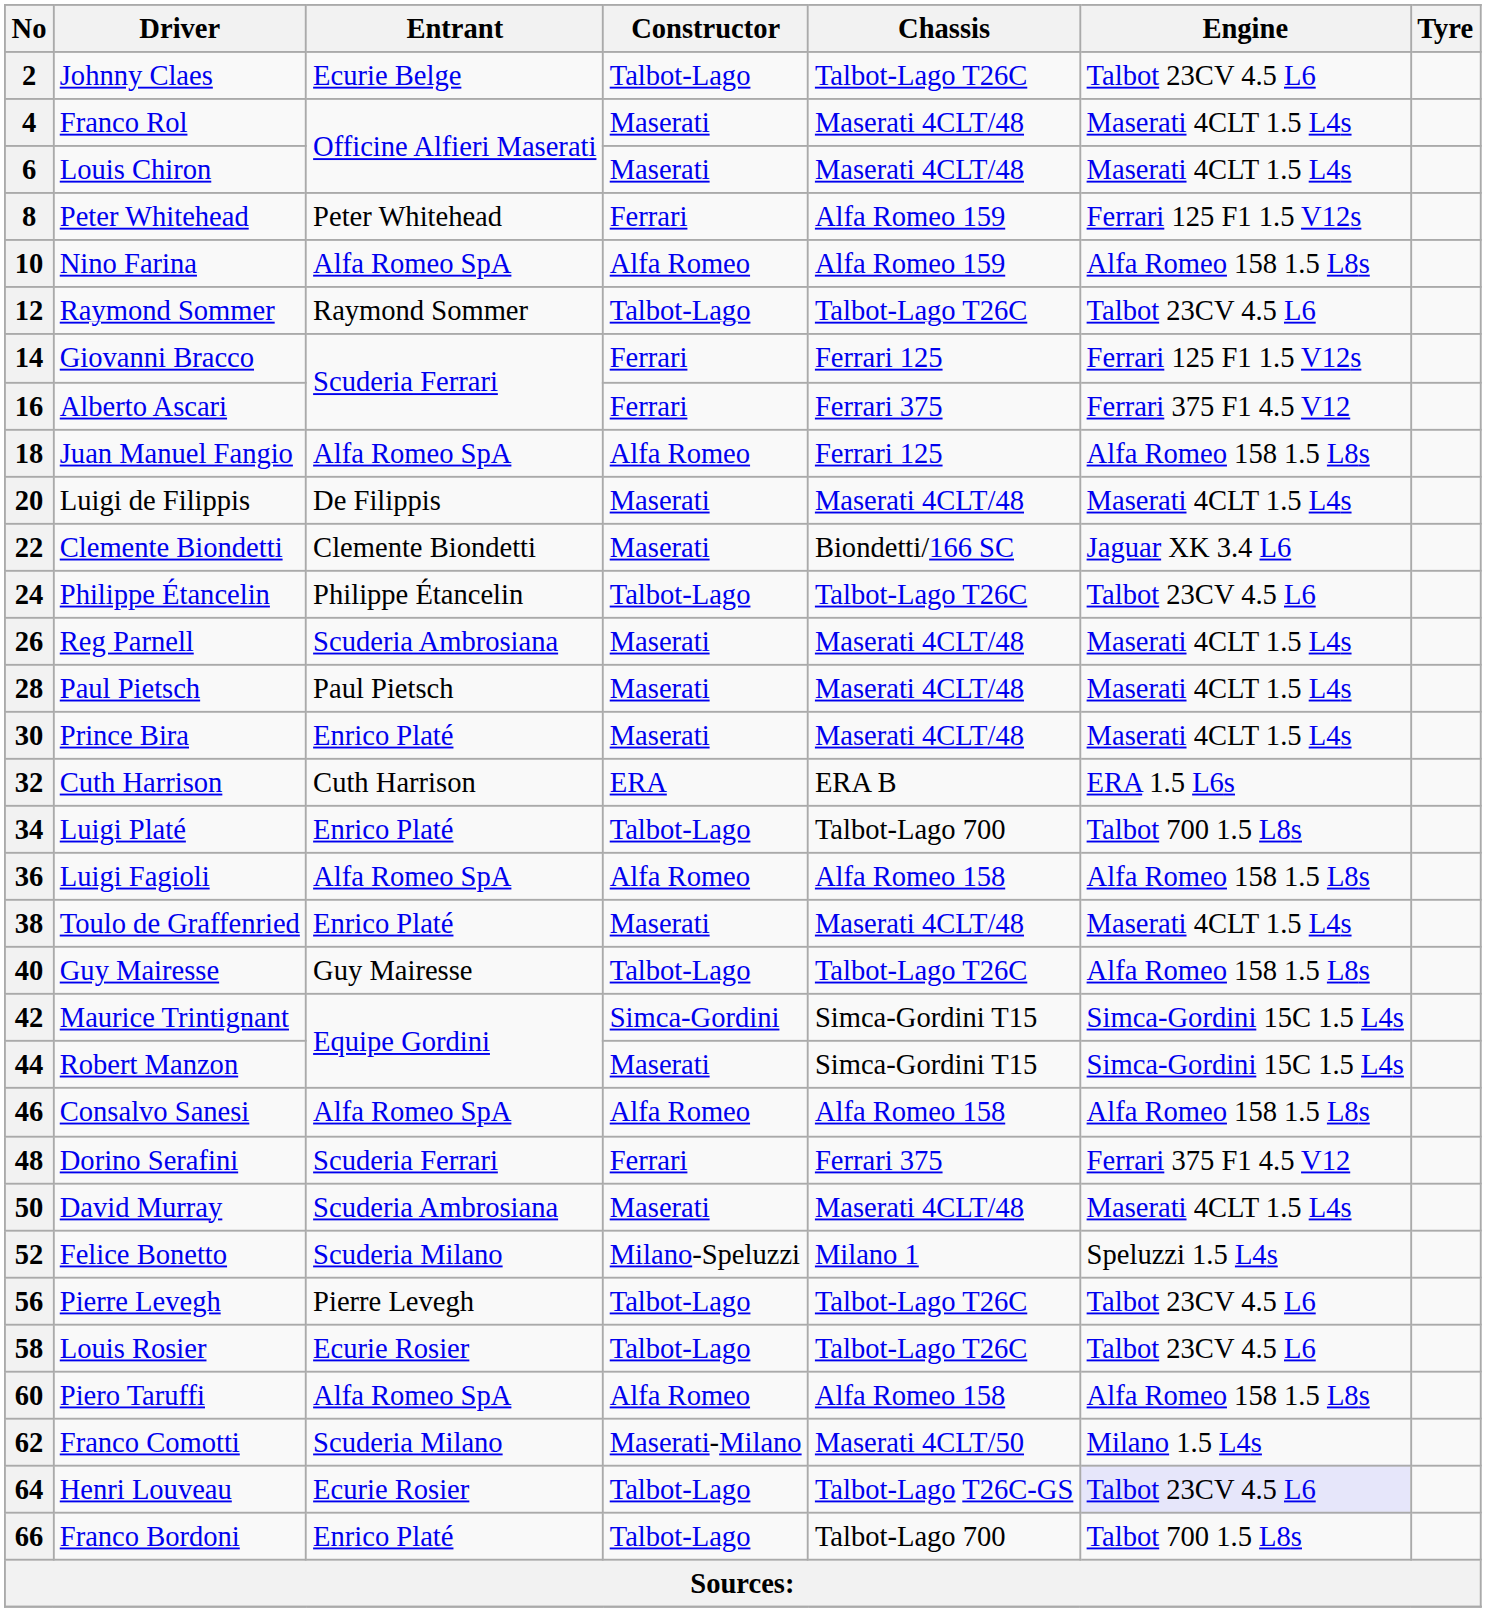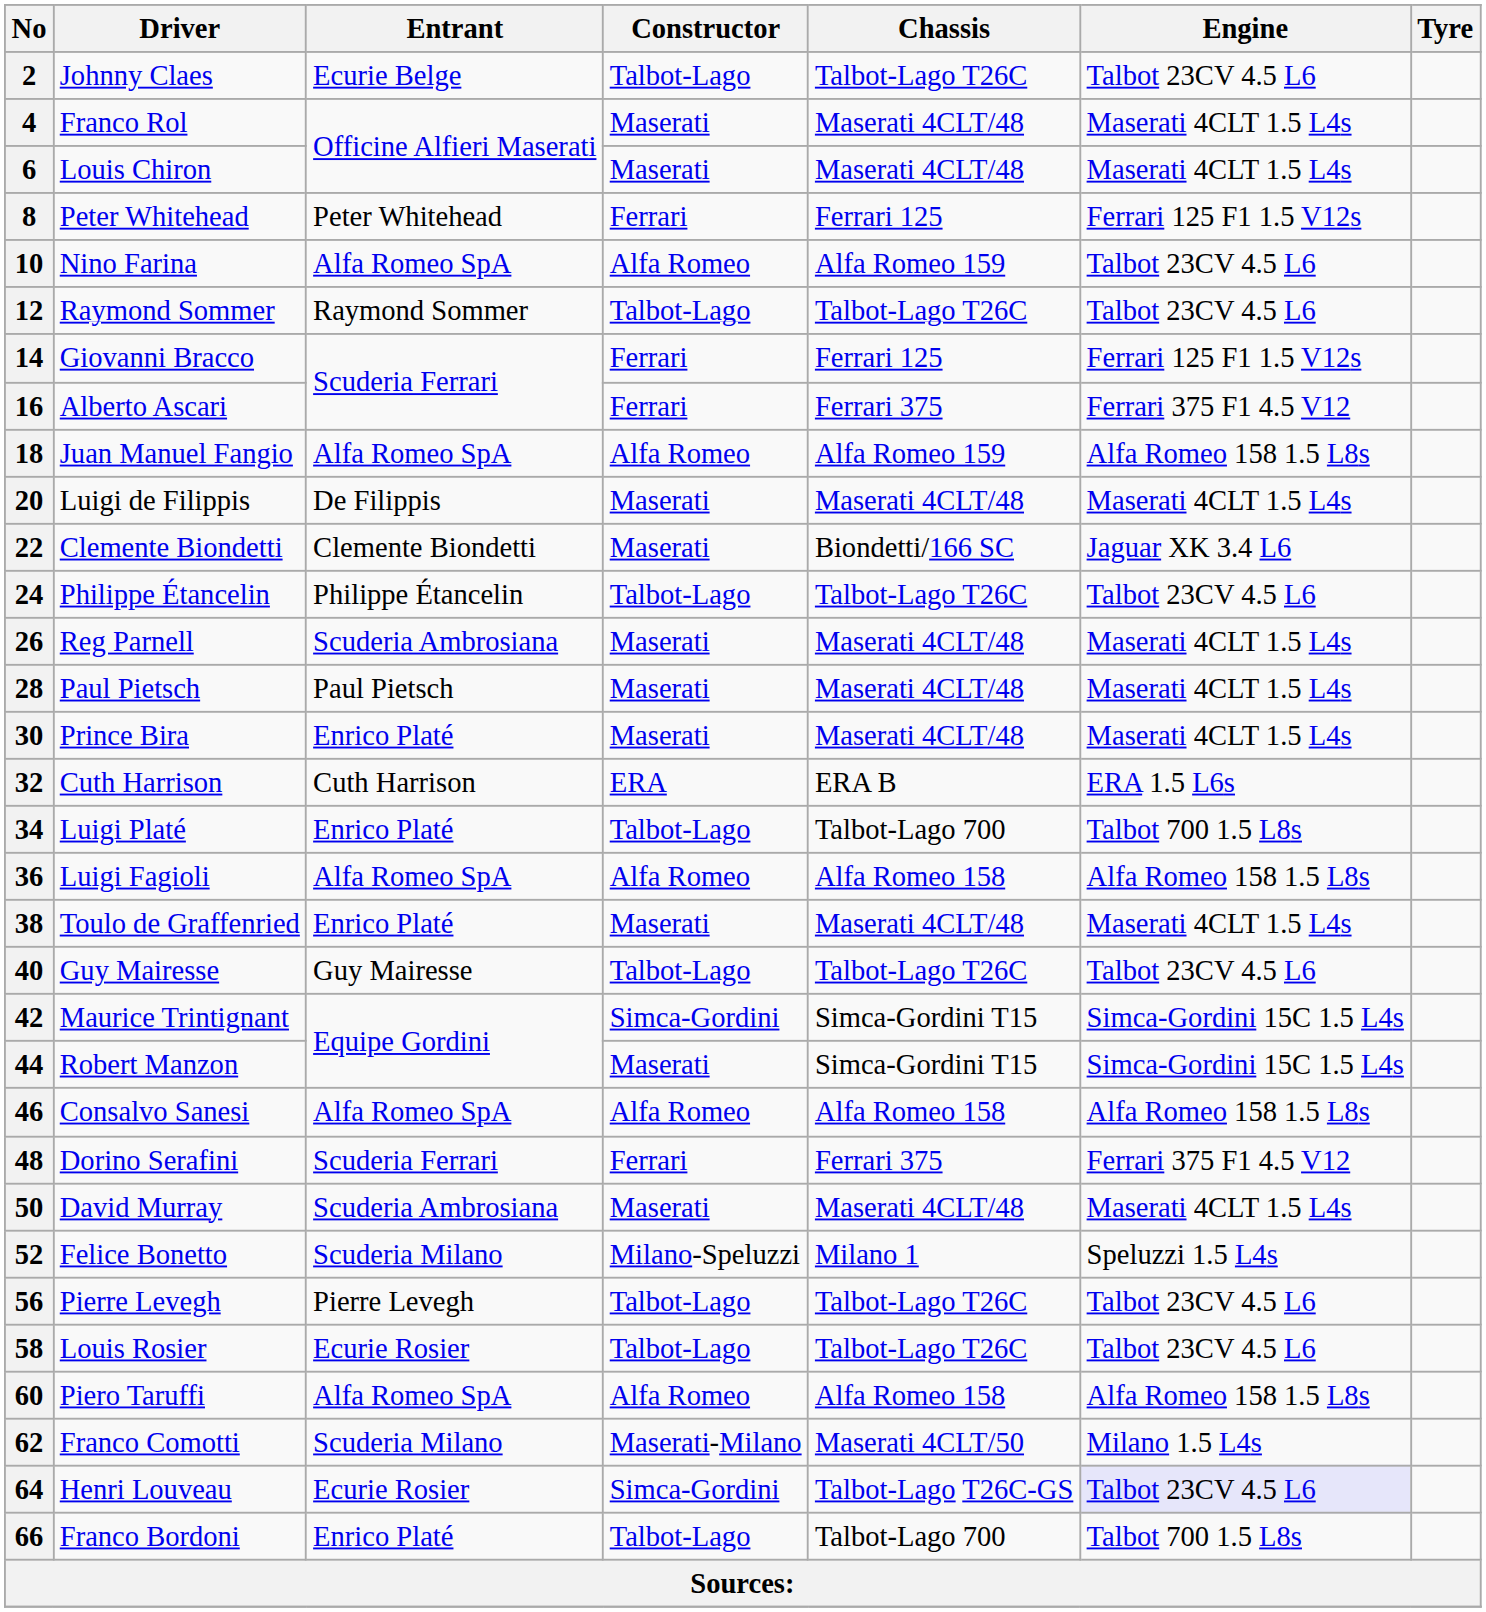(910, 216) Alfa Romeo 159 -> (879, 216) Ferrari 125
(1228, 263) Alfa Romeo 158 1.5 L8s -> (1201, 263) Talbot 23CV 4.5 L6
(879, 452) Ferrari 125 -> (910, 452) Alfa Romeo 159
(1228, 970) Alfa Romeo 158 1.5 L8s -> (1201, 970) Talbot 23CV 4.5 L6
(680, 1488) Talbot-Lago -> (695, 1488) Simca-Gordini
